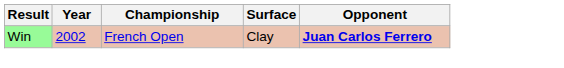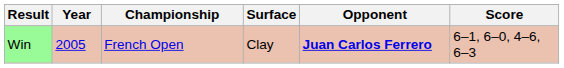+ column: (504, 15)
(71, 36) 2002 -> (71, 44) 2005
